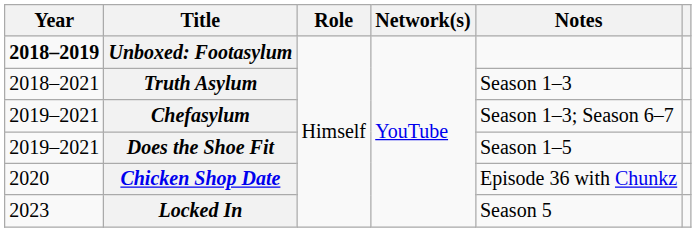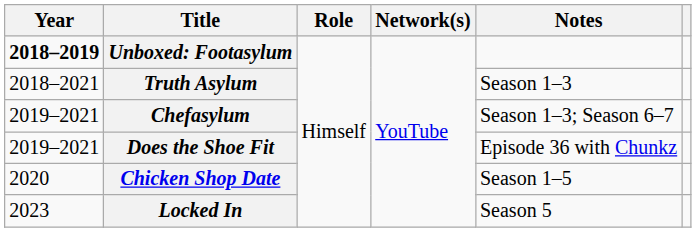(526, 147) Season 1–5 -> (579, 147) Episode 36 with Chunkz
(579, 178) Episode 36 with Chunkz -> (526, 178) Season 1–5
